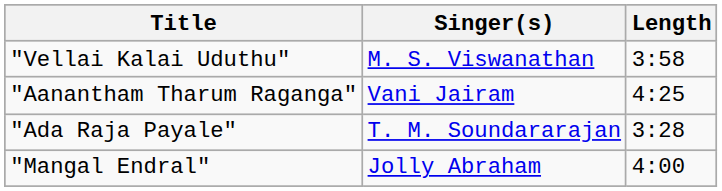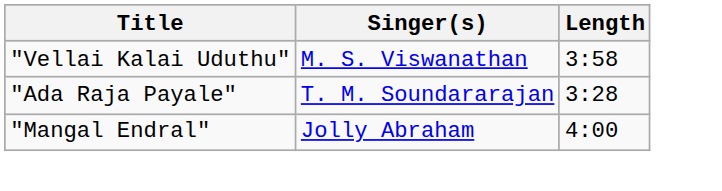- row: (184, 95)
